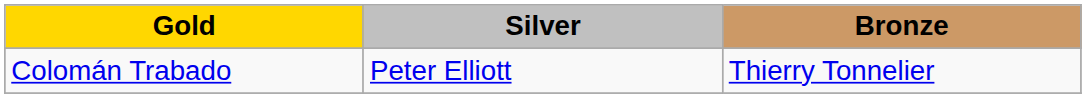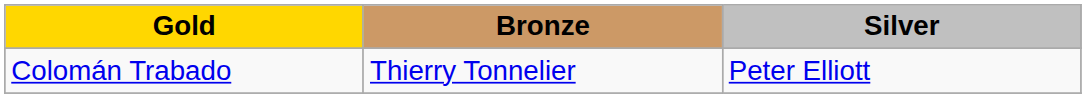columns swapped: (543, 26) <-> (902, 26)
